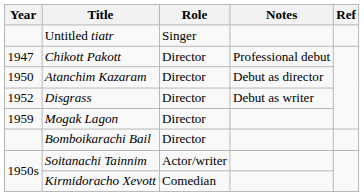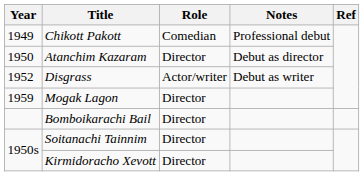- row: (79, 35)
(21, 56) 1947 -> (21, 35) 1949
(184, 56) Director -> (189, 35) Comedian
(184, 98) Director -> (194, 77) Actor/writer
(194, 160) Actor/writer -> (184, 139) Director
(189, 181) Comedian -> (184, 160) Director
